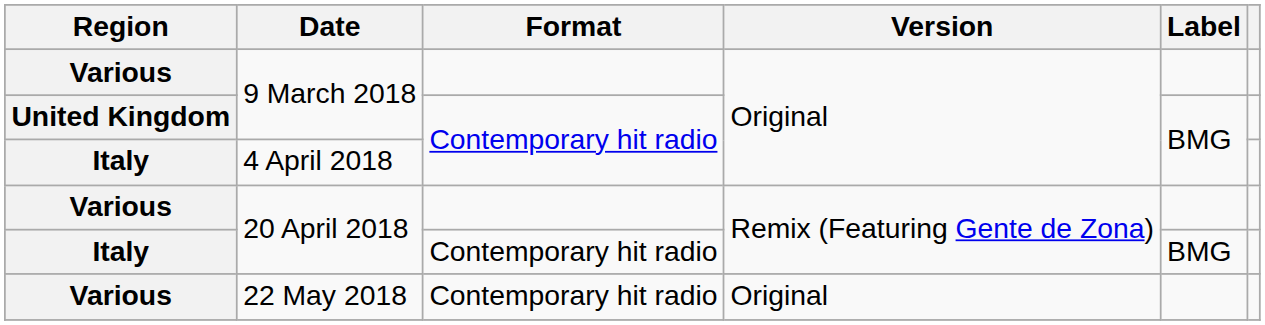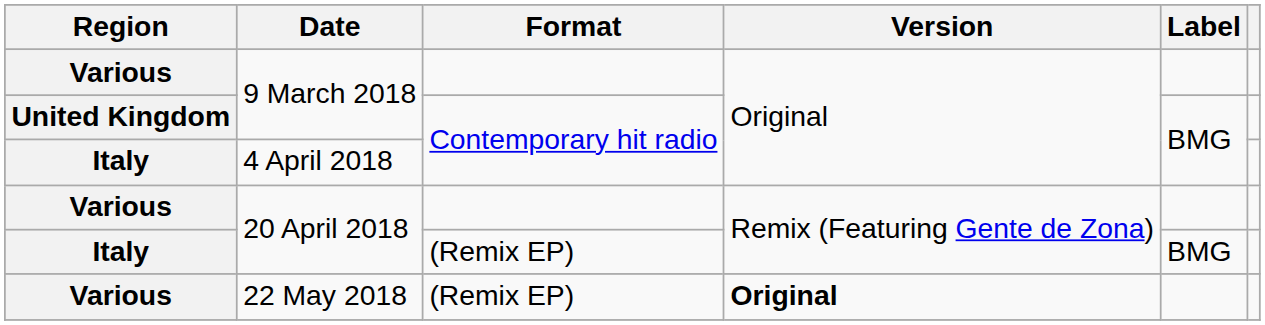(573, 251) Contemporary hit radio -> (502, 251) (Remix EP)
(573, 296) Contemporary hit radio -> (502, 296) (Remix EP)
(779, 296) normal -> (784, 296) bold
